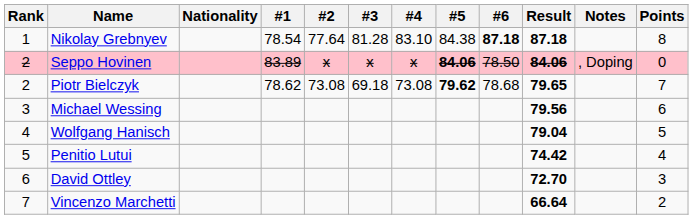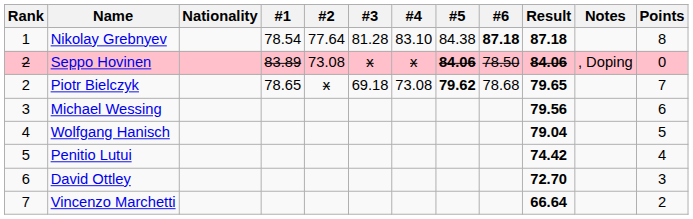(326, 62) x -> (326, 62) 73.08
(283, 86) 78.62 -> (283, 86) 78.65
(326, 86) 73.08 -> (326, 86) x
